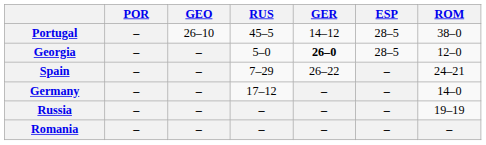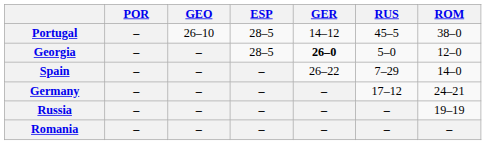columns swapped: (387, 14) <-> (261, 14)
(449, 71) 24–21 -> (449, 71) 14–0
(449, 91) 14–0 -> (449, 91) 24–21
